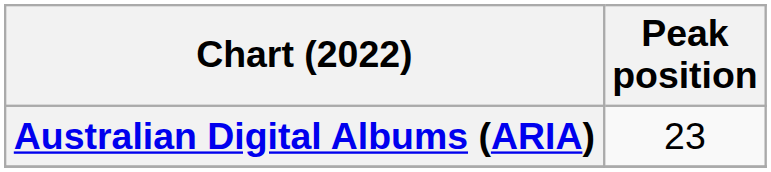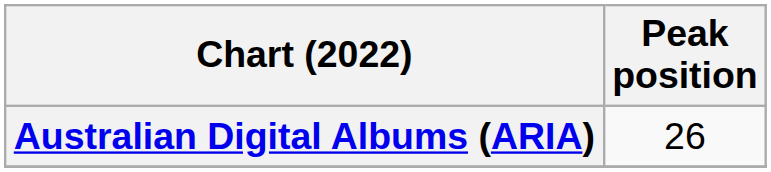(685, 135) 23 -> (685, 135) 26
